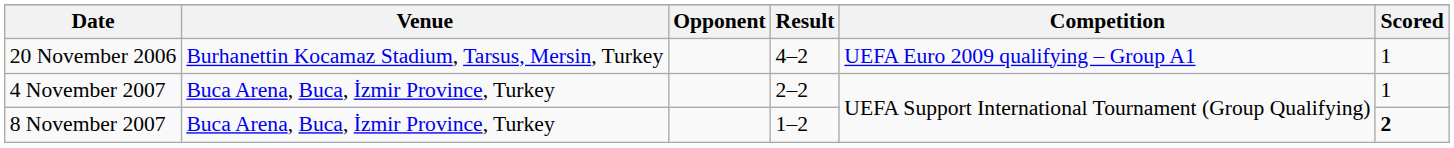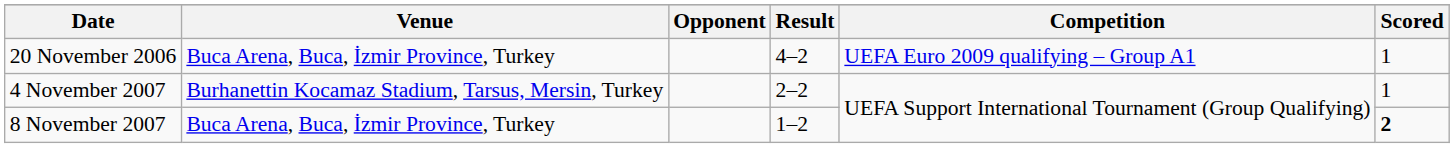(425, 55) Burhanettin Kocamaz Stadium, Tarsus, Mersin, Turkey -> (371, 55) Buca Arena, Buca, İzmir Province, Turkey
(371, 90) Buca Arena, Buca, İzmir Province, Turkey -> (425, 90) Burhanettin Kocamaz Stadium, Tarsus, Mersin, Turkey
